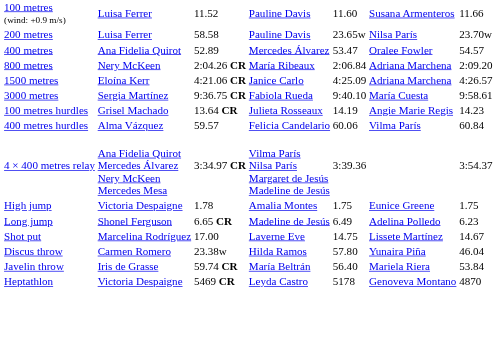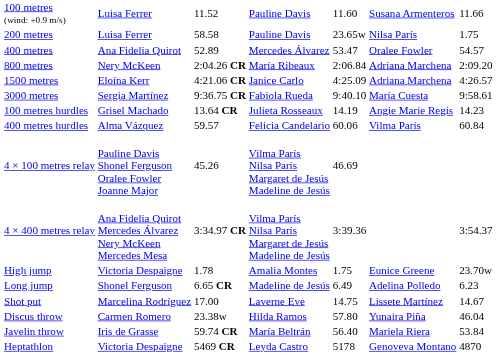(476, 35) 23.70w -> (469, 35) 1.75
+ row: (49, 166)
(469, 206) 1.75 -> (476, 271) 23.70w
